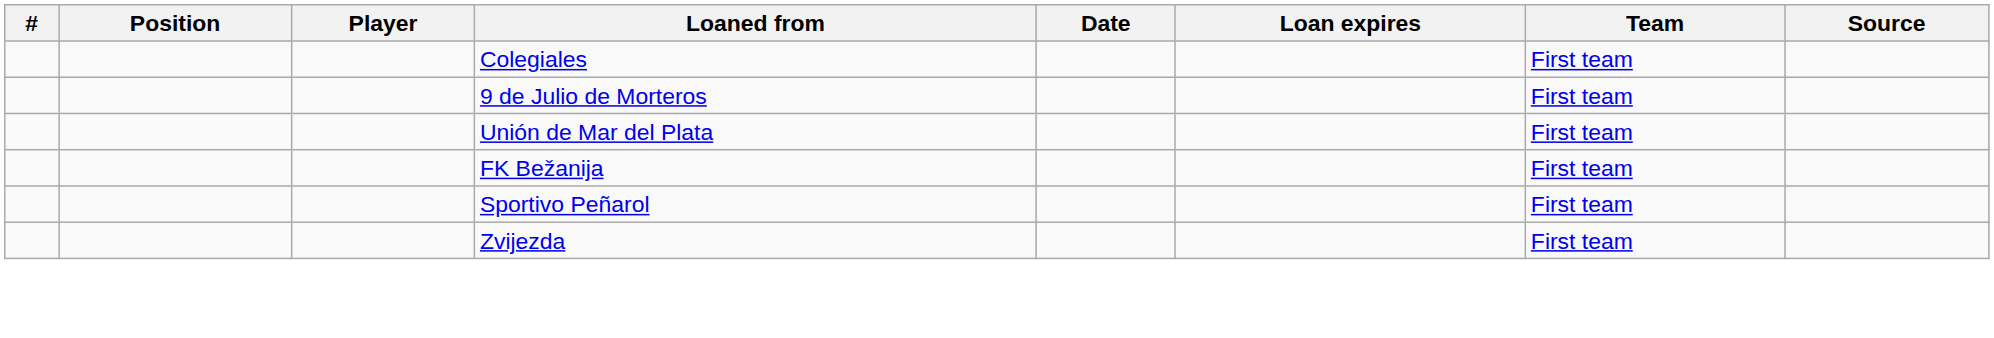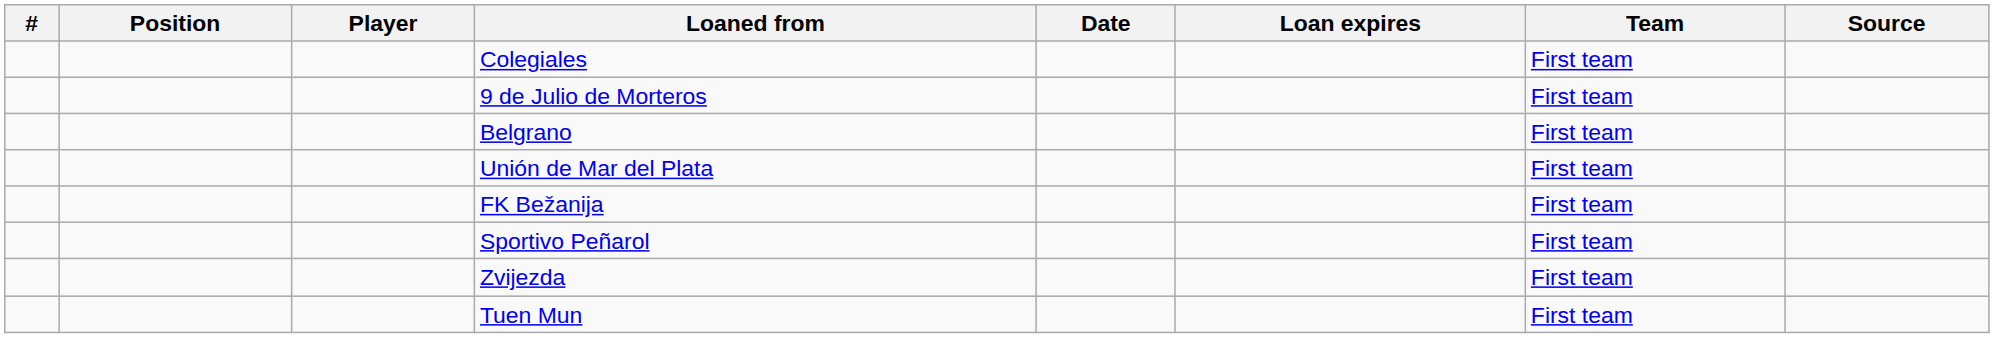+ row: (526, 132)
+ row: (531, 314)
